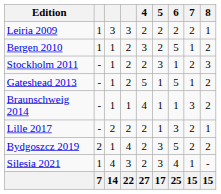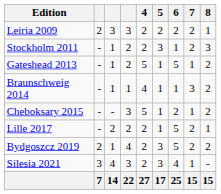(99, 30) 1 -> (99, 30) 2
- row: (35, 47)
+ row: (45, 111)
(176, 128) 3 -> (176, 128) 5
(99, 163) 1 -> (99, 163) 3
